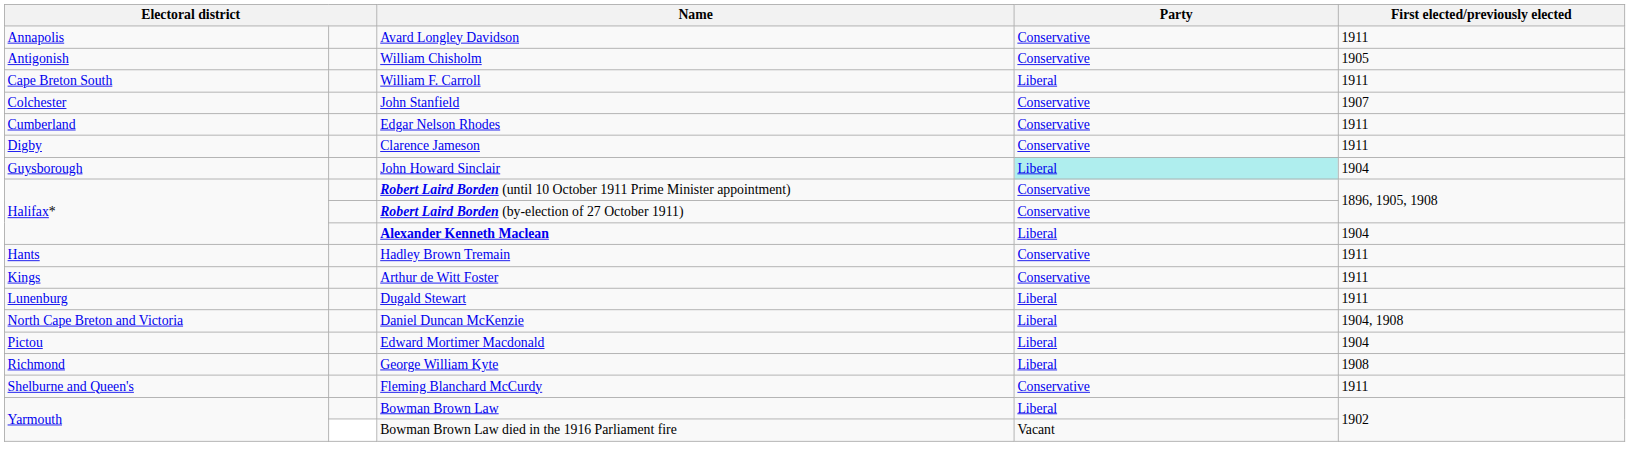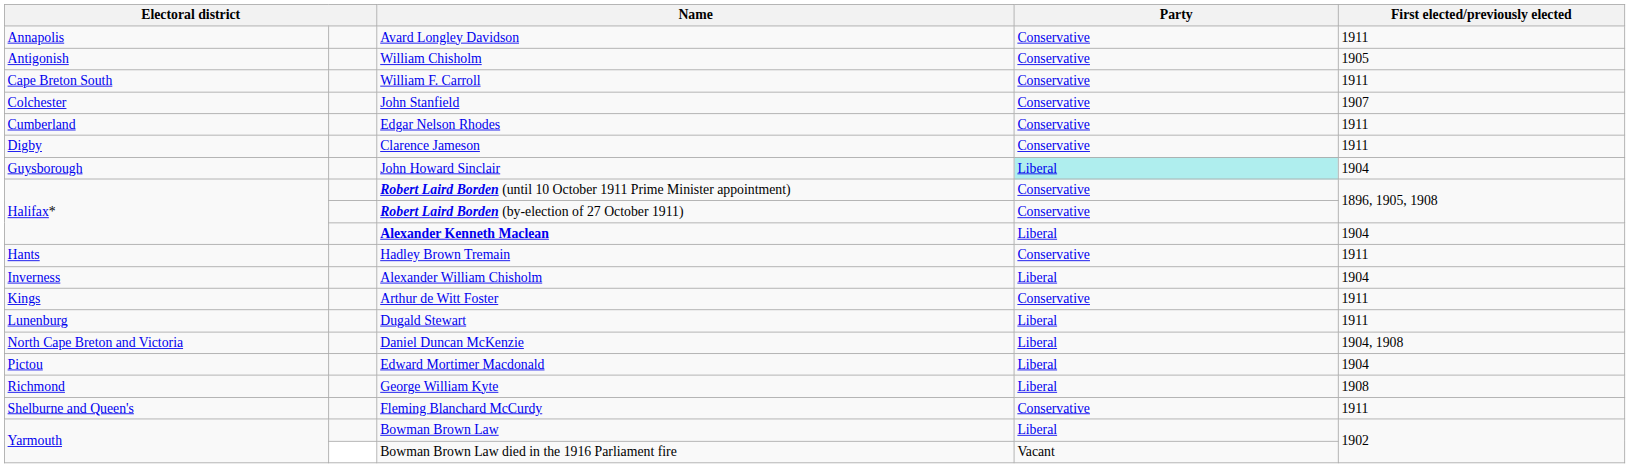(1037, 80) Liberal -> (1054, 80) Conservative
+ row: (461, 277)
